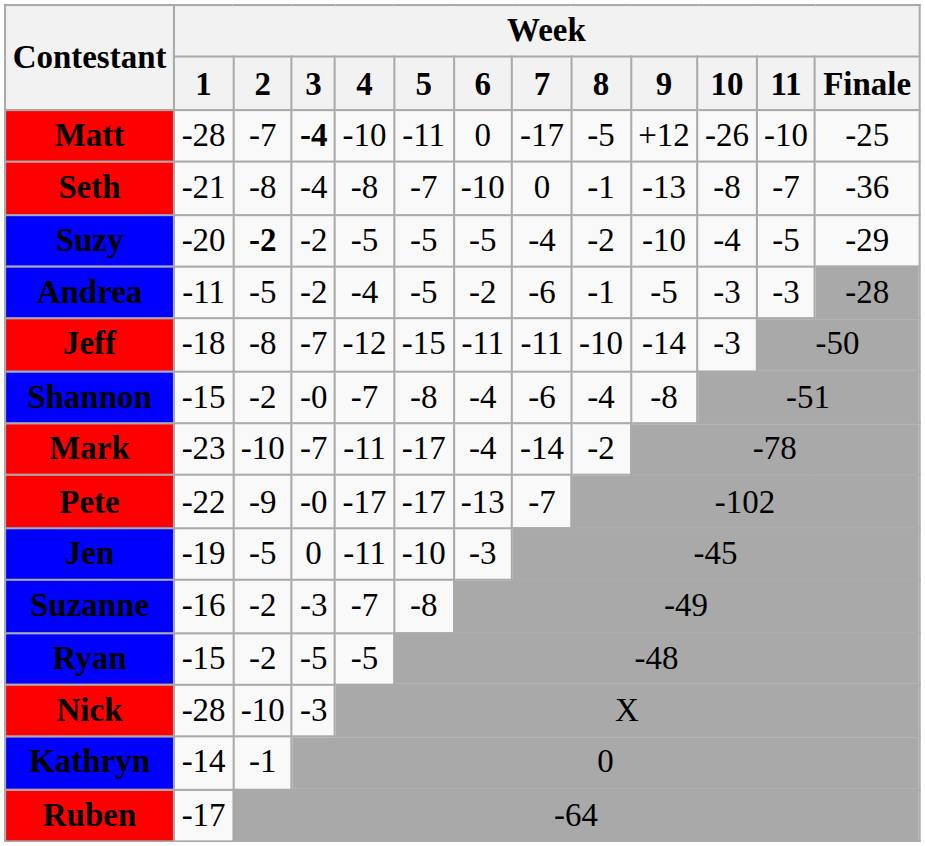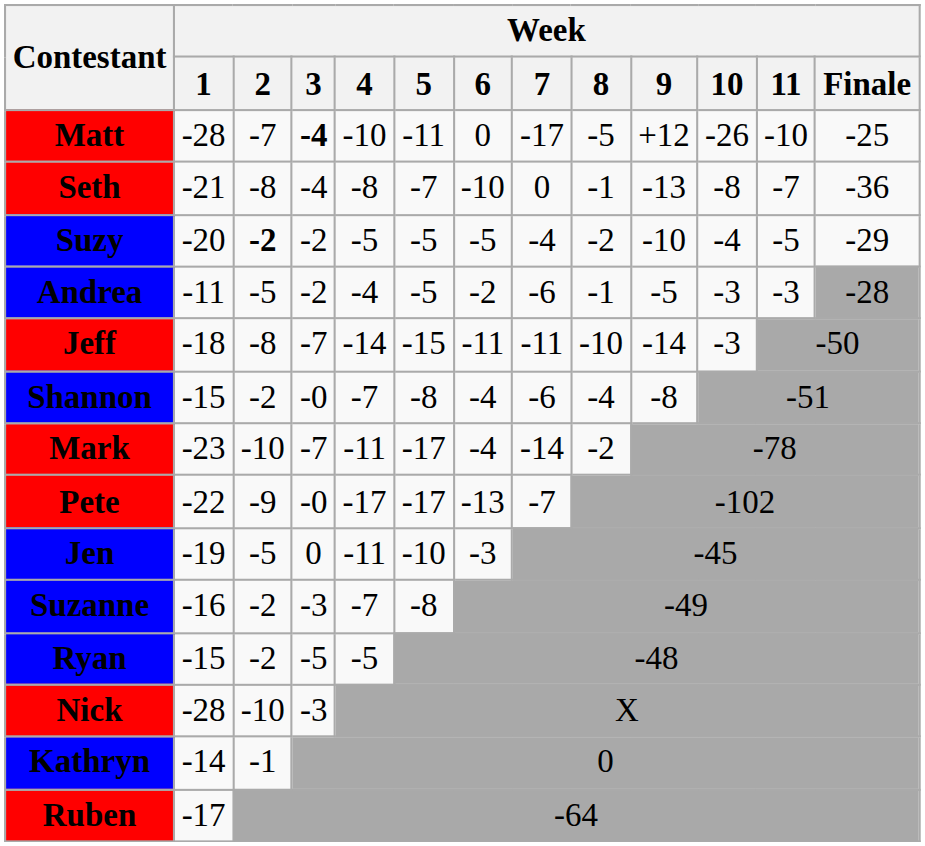(365, 344) -12 -> (365, 344) -14
